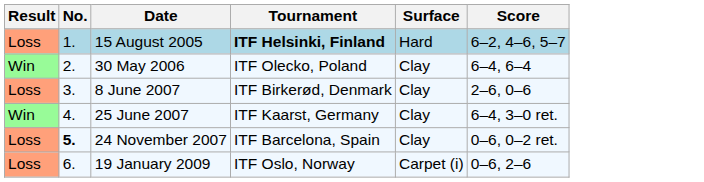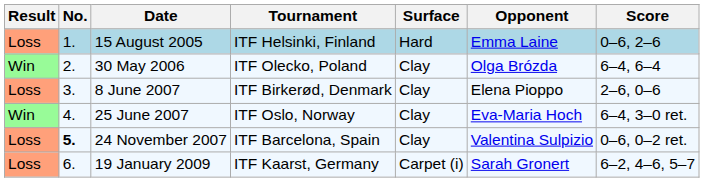+ column: (532, 16)
(309, 41) bold -> (305, 41) normal
(518, 41) 6–2, 4–6, 5–7 -> (630, 41) 0–6, 2–6
(306, 115) ITF Kaarst, Germany -> (294, 115) ITF Oslo, Norway
(294, 164) ITF Oslo, Norway -> (306, 164) ITF Kaarst, Germany
(501, 164) 0–6, 2–6 -> (648, 164) 6–2, 4–6, 5–7
